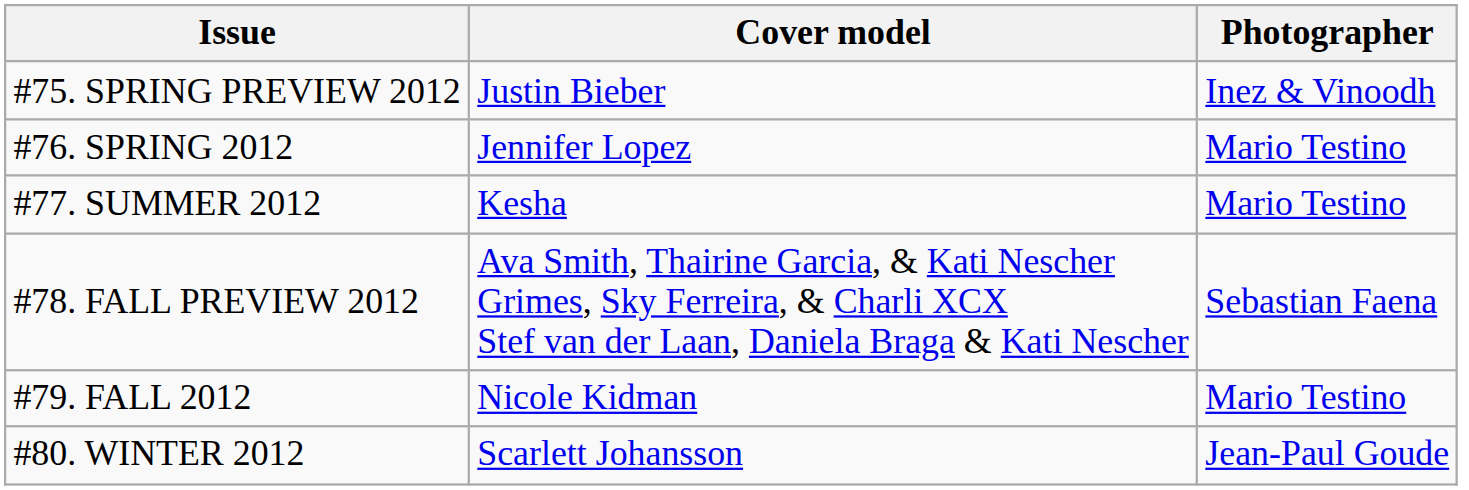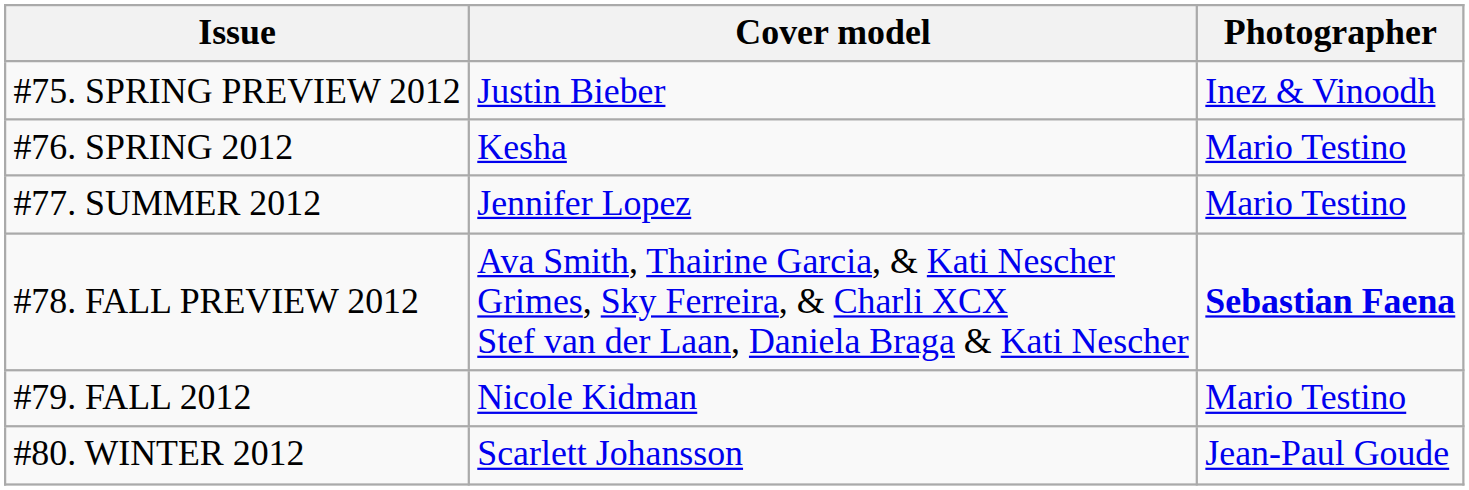(584, 146) Jennifer Lopez -> (522, 146) Kesha
(522, 203) Kesha -> (584, 203) Jennifer Lopez
(1321, 300) normal -> (1330, 300) bold
